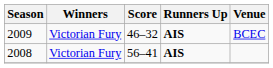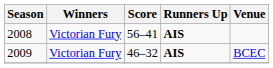rows swapped: (20, 53) <-> (20, 33)
